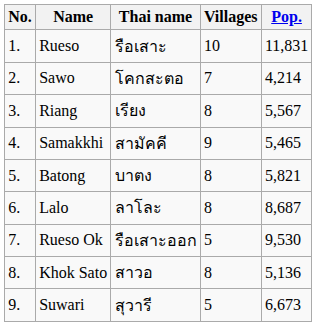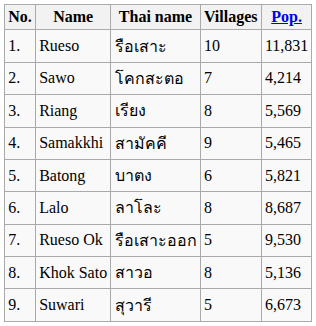(283, 110) 5,567 -> (283, 110) 5,569
(208, 175) 8 -> (208, 175) 6
